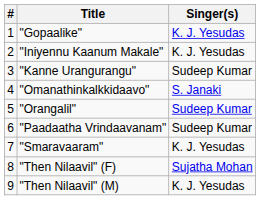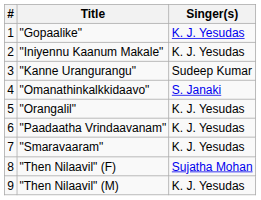(212, 109) Sudeep Kumar -> (208, 109) K. J. Yesudas
(212, 128) Sudeep Kumar -> (208, 128) K. J. Yesudas
